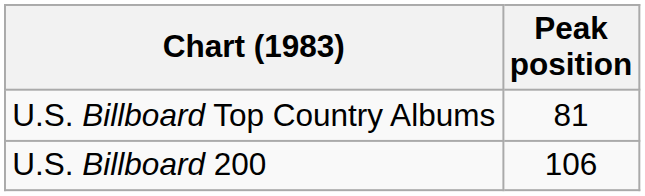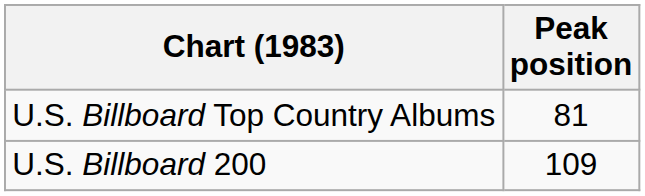(571, 164) 106 -> (571, 164) 109
